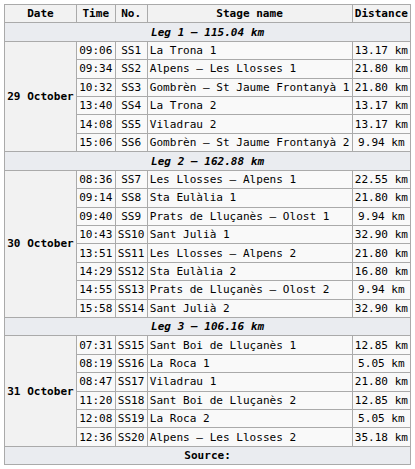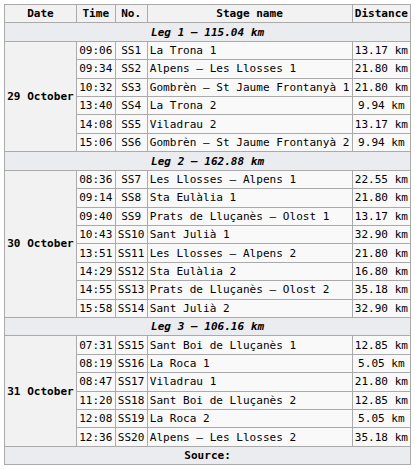(381, 106) 13.17 km -> (381, 106) 9.94 km
(381, 216) 9.94 km -> (381, 216) 13.17 km
(381, 290) 9.94 km -> (381, 290) 35.18 km
